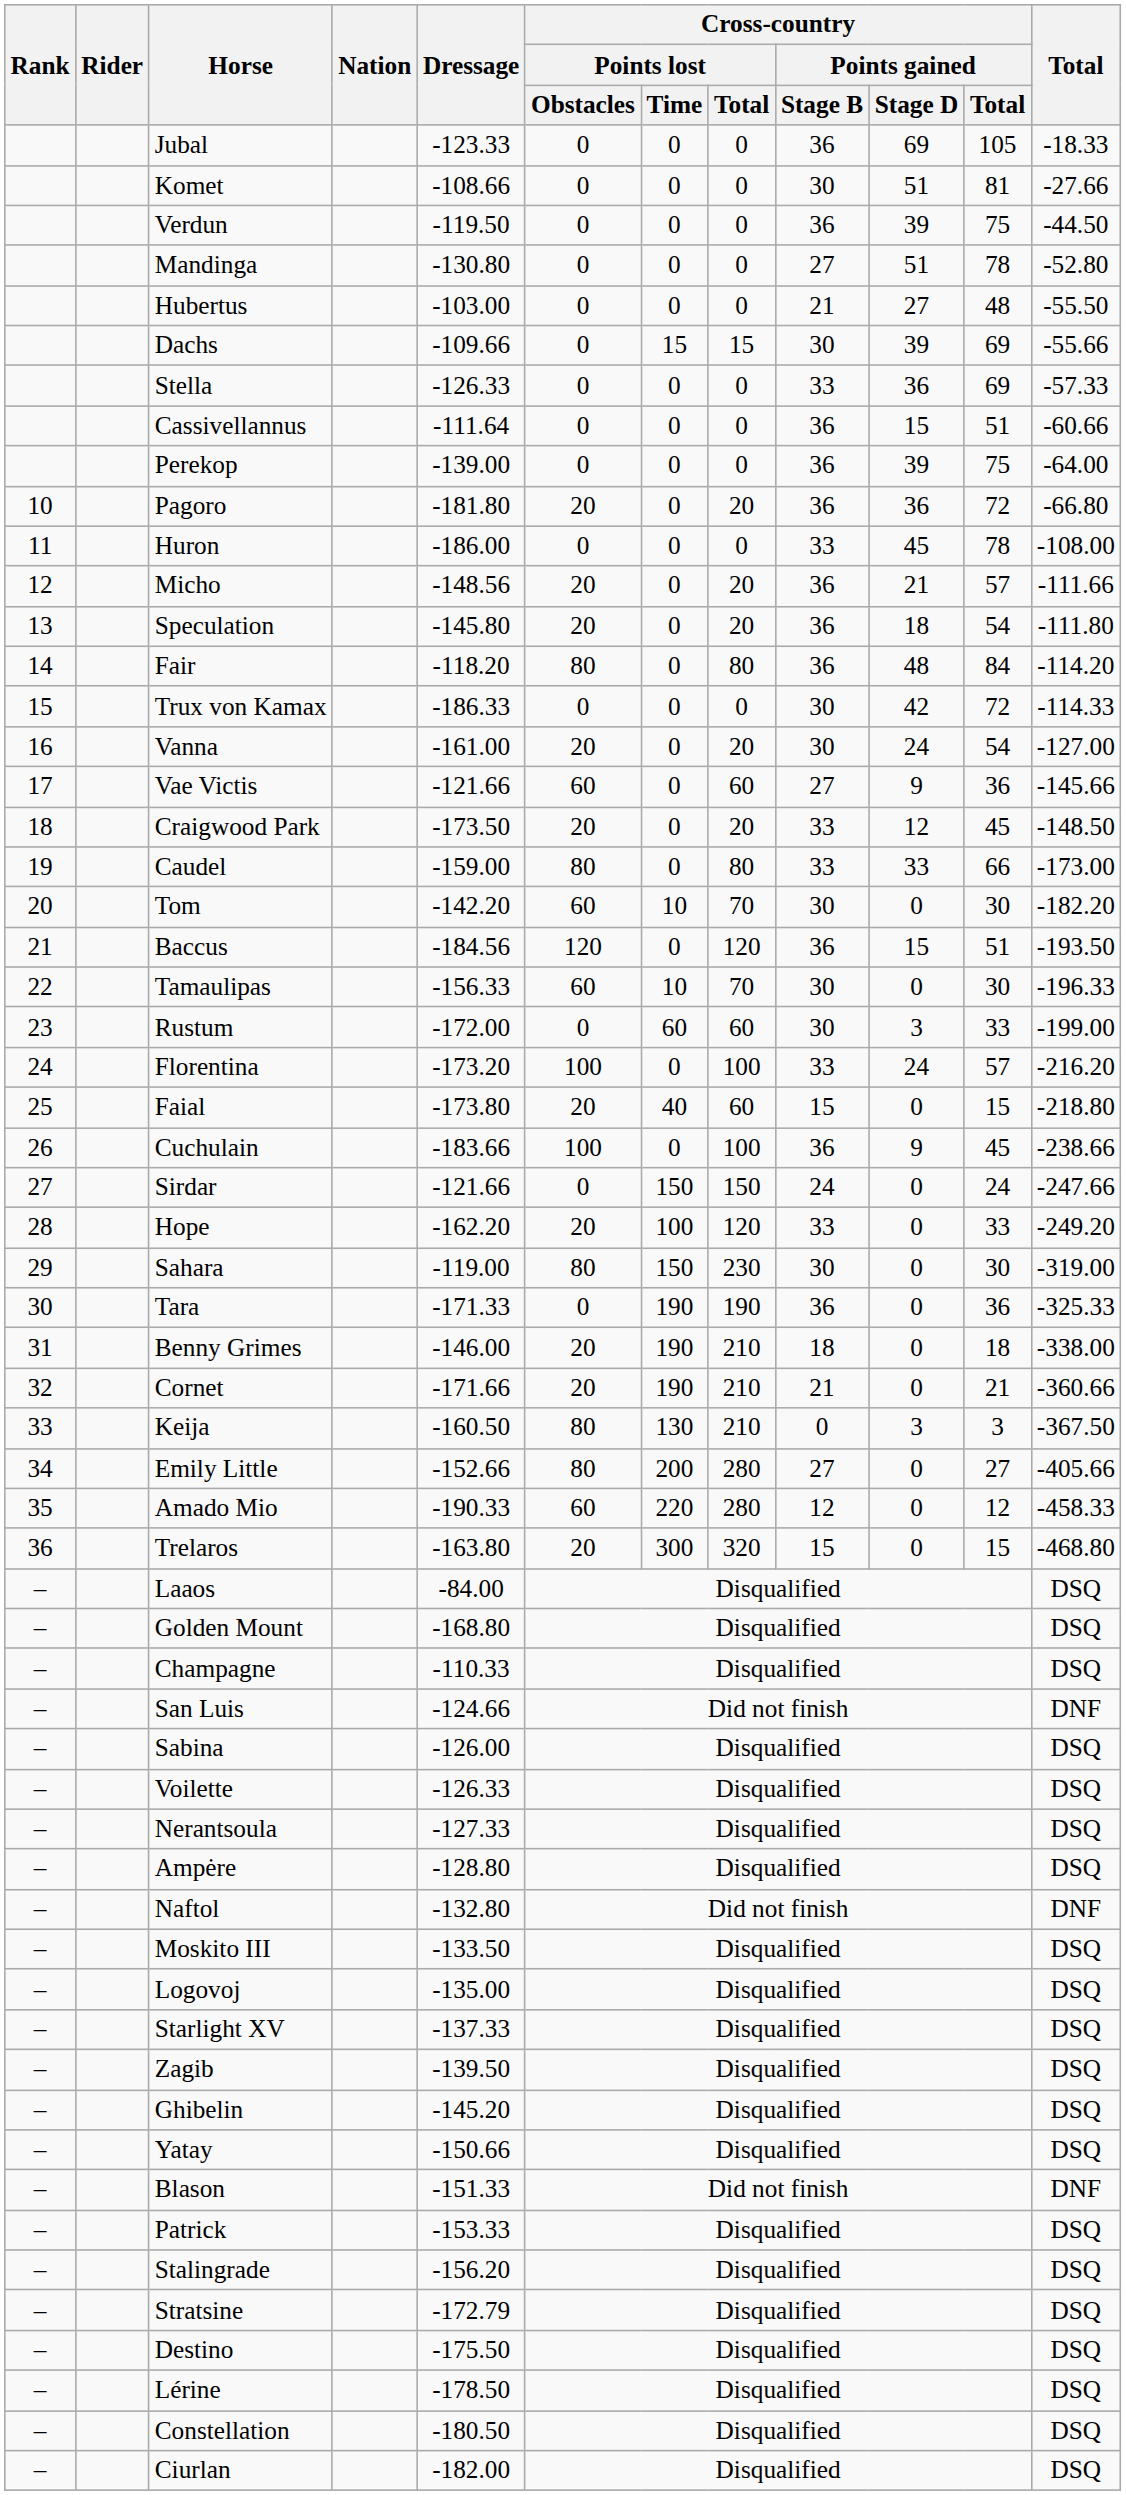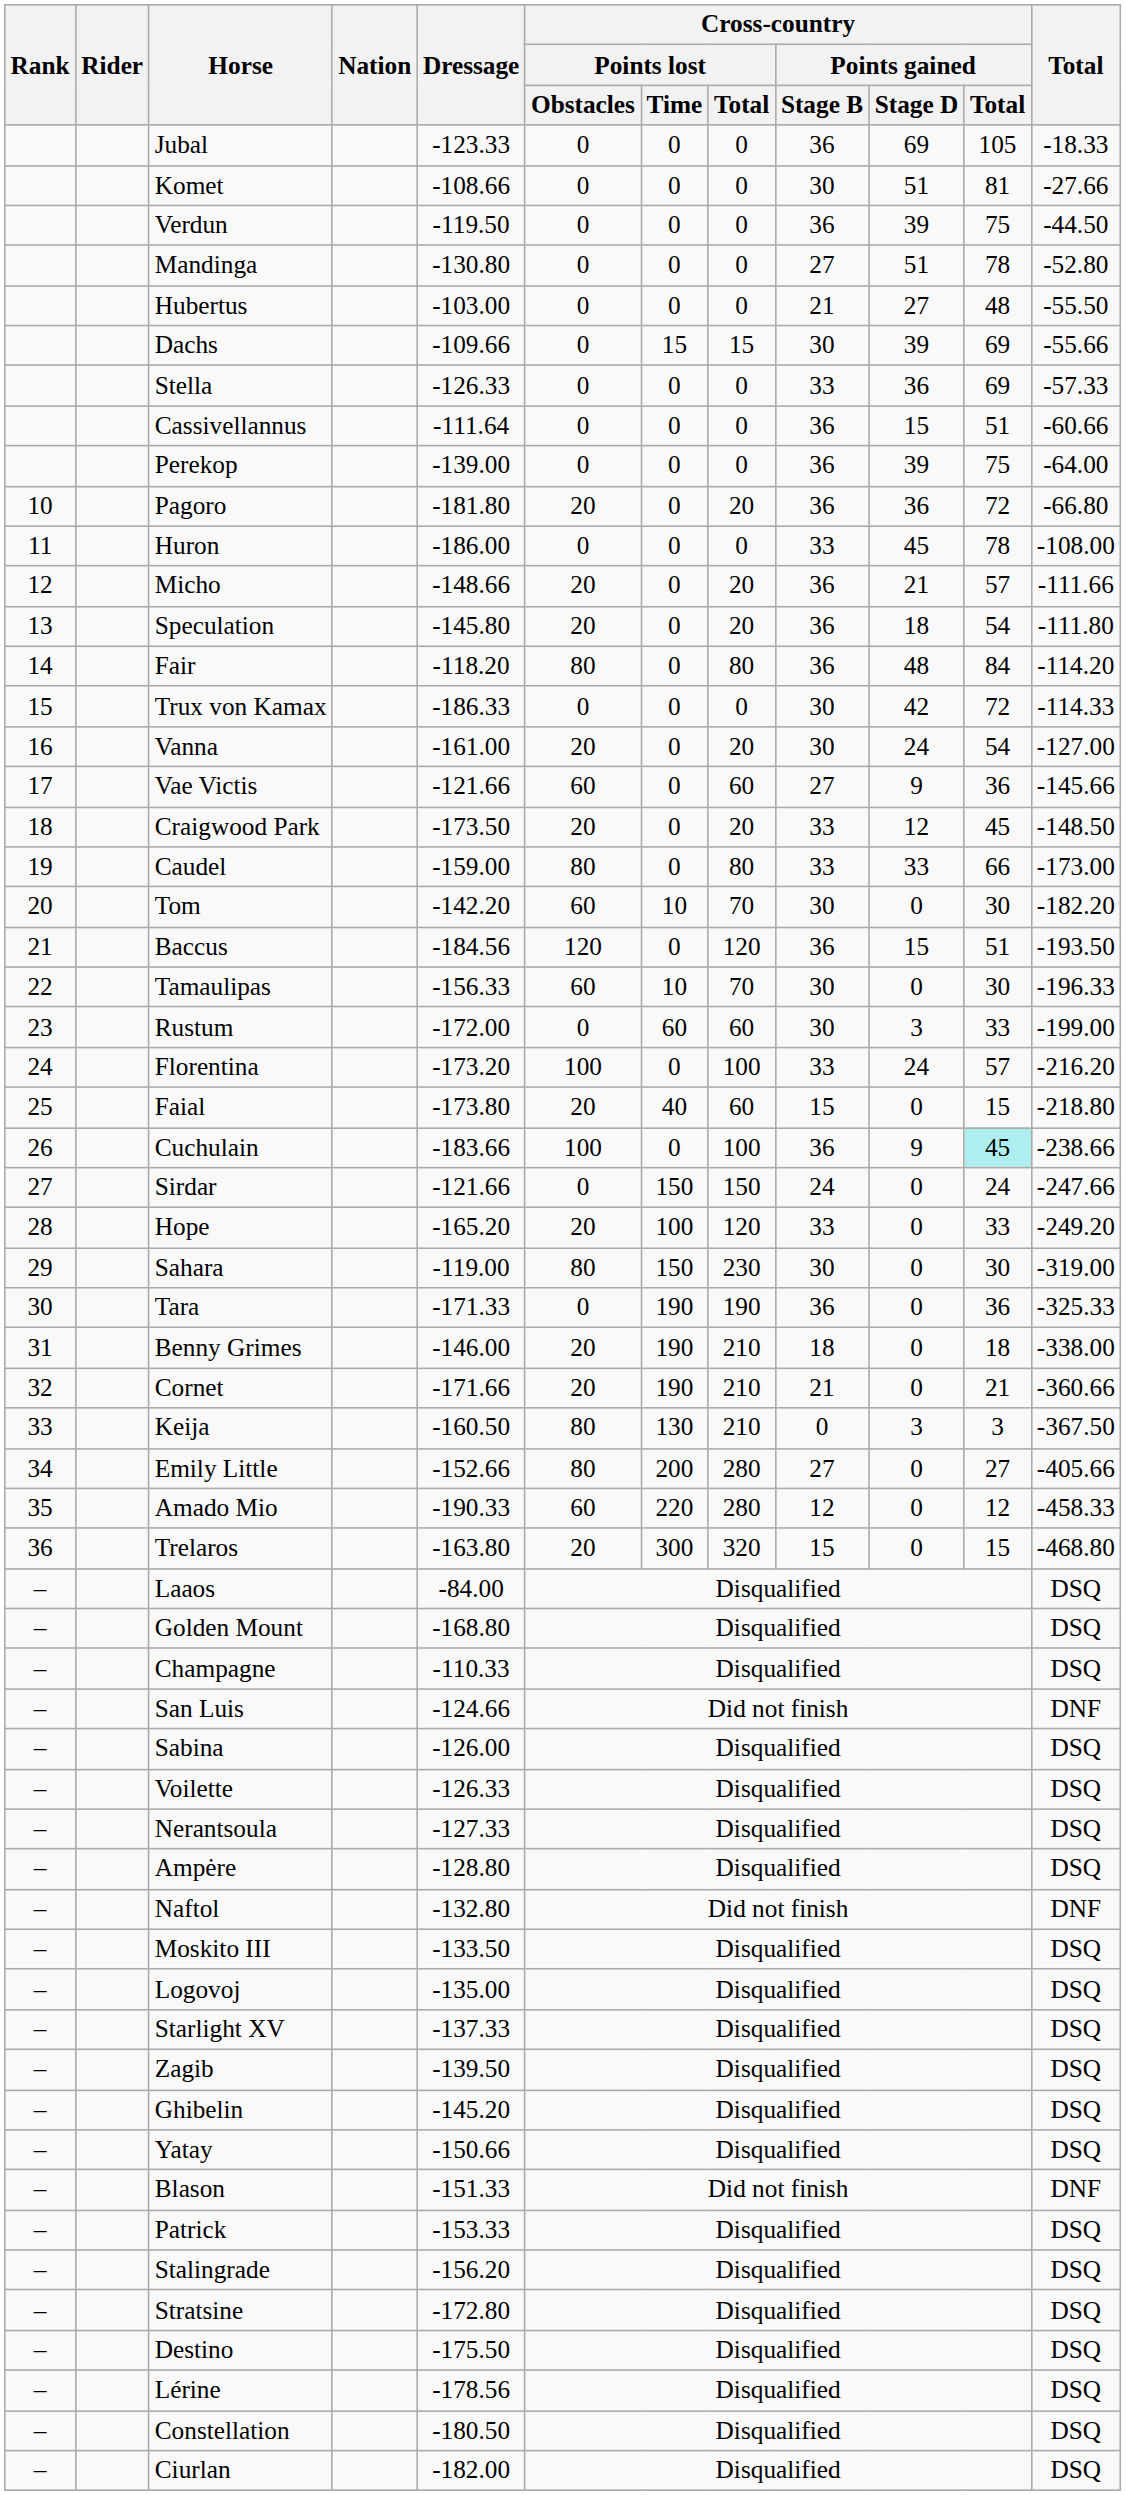(471, 585) -148.56 -> (471, 585) -148.66
(998, 1147) no background -> (998, 1147) paleturquoise background
(471, 1227) -162.20 -> (471, 1227) -165.20
(471, 2309) -172.79 -> (471, 2309) -172.80
(471, 2390) -178.50 -> (471, 2390) -178.56
